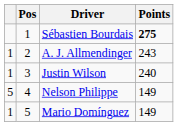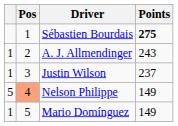(147, 73) 240 -> (147, 73) 237
(27, 92) no background -> (27, 92) lightsalmon background
